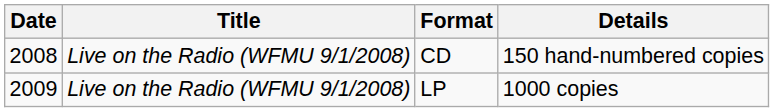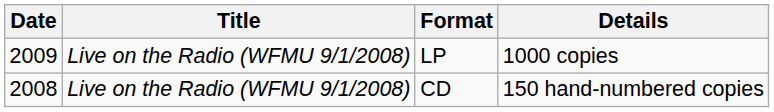rows swapped: (436, 55) <-> (433, 89)
